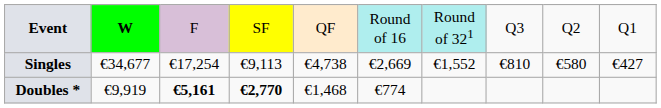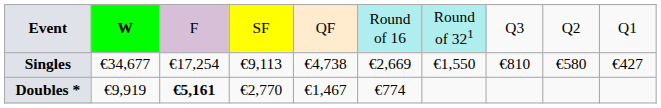(454, 65) €1,552 -> (454, 65) €1,550
(261, 90) bold -> (261, 90) normal
(326, 90) €1,468 -> (326, 90) €1,467
